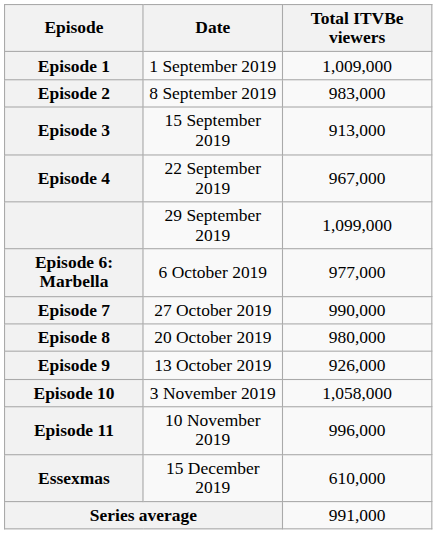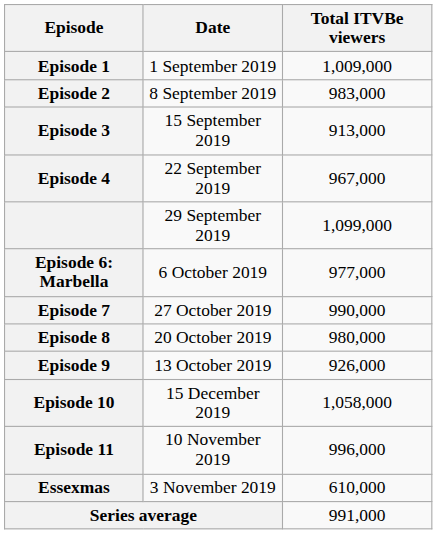(213, 393) 3 November 2019 -> (213, 402) 15 December 2019
(213, 477) 15 December 2019 -> (213, 487) 3 November 2019
